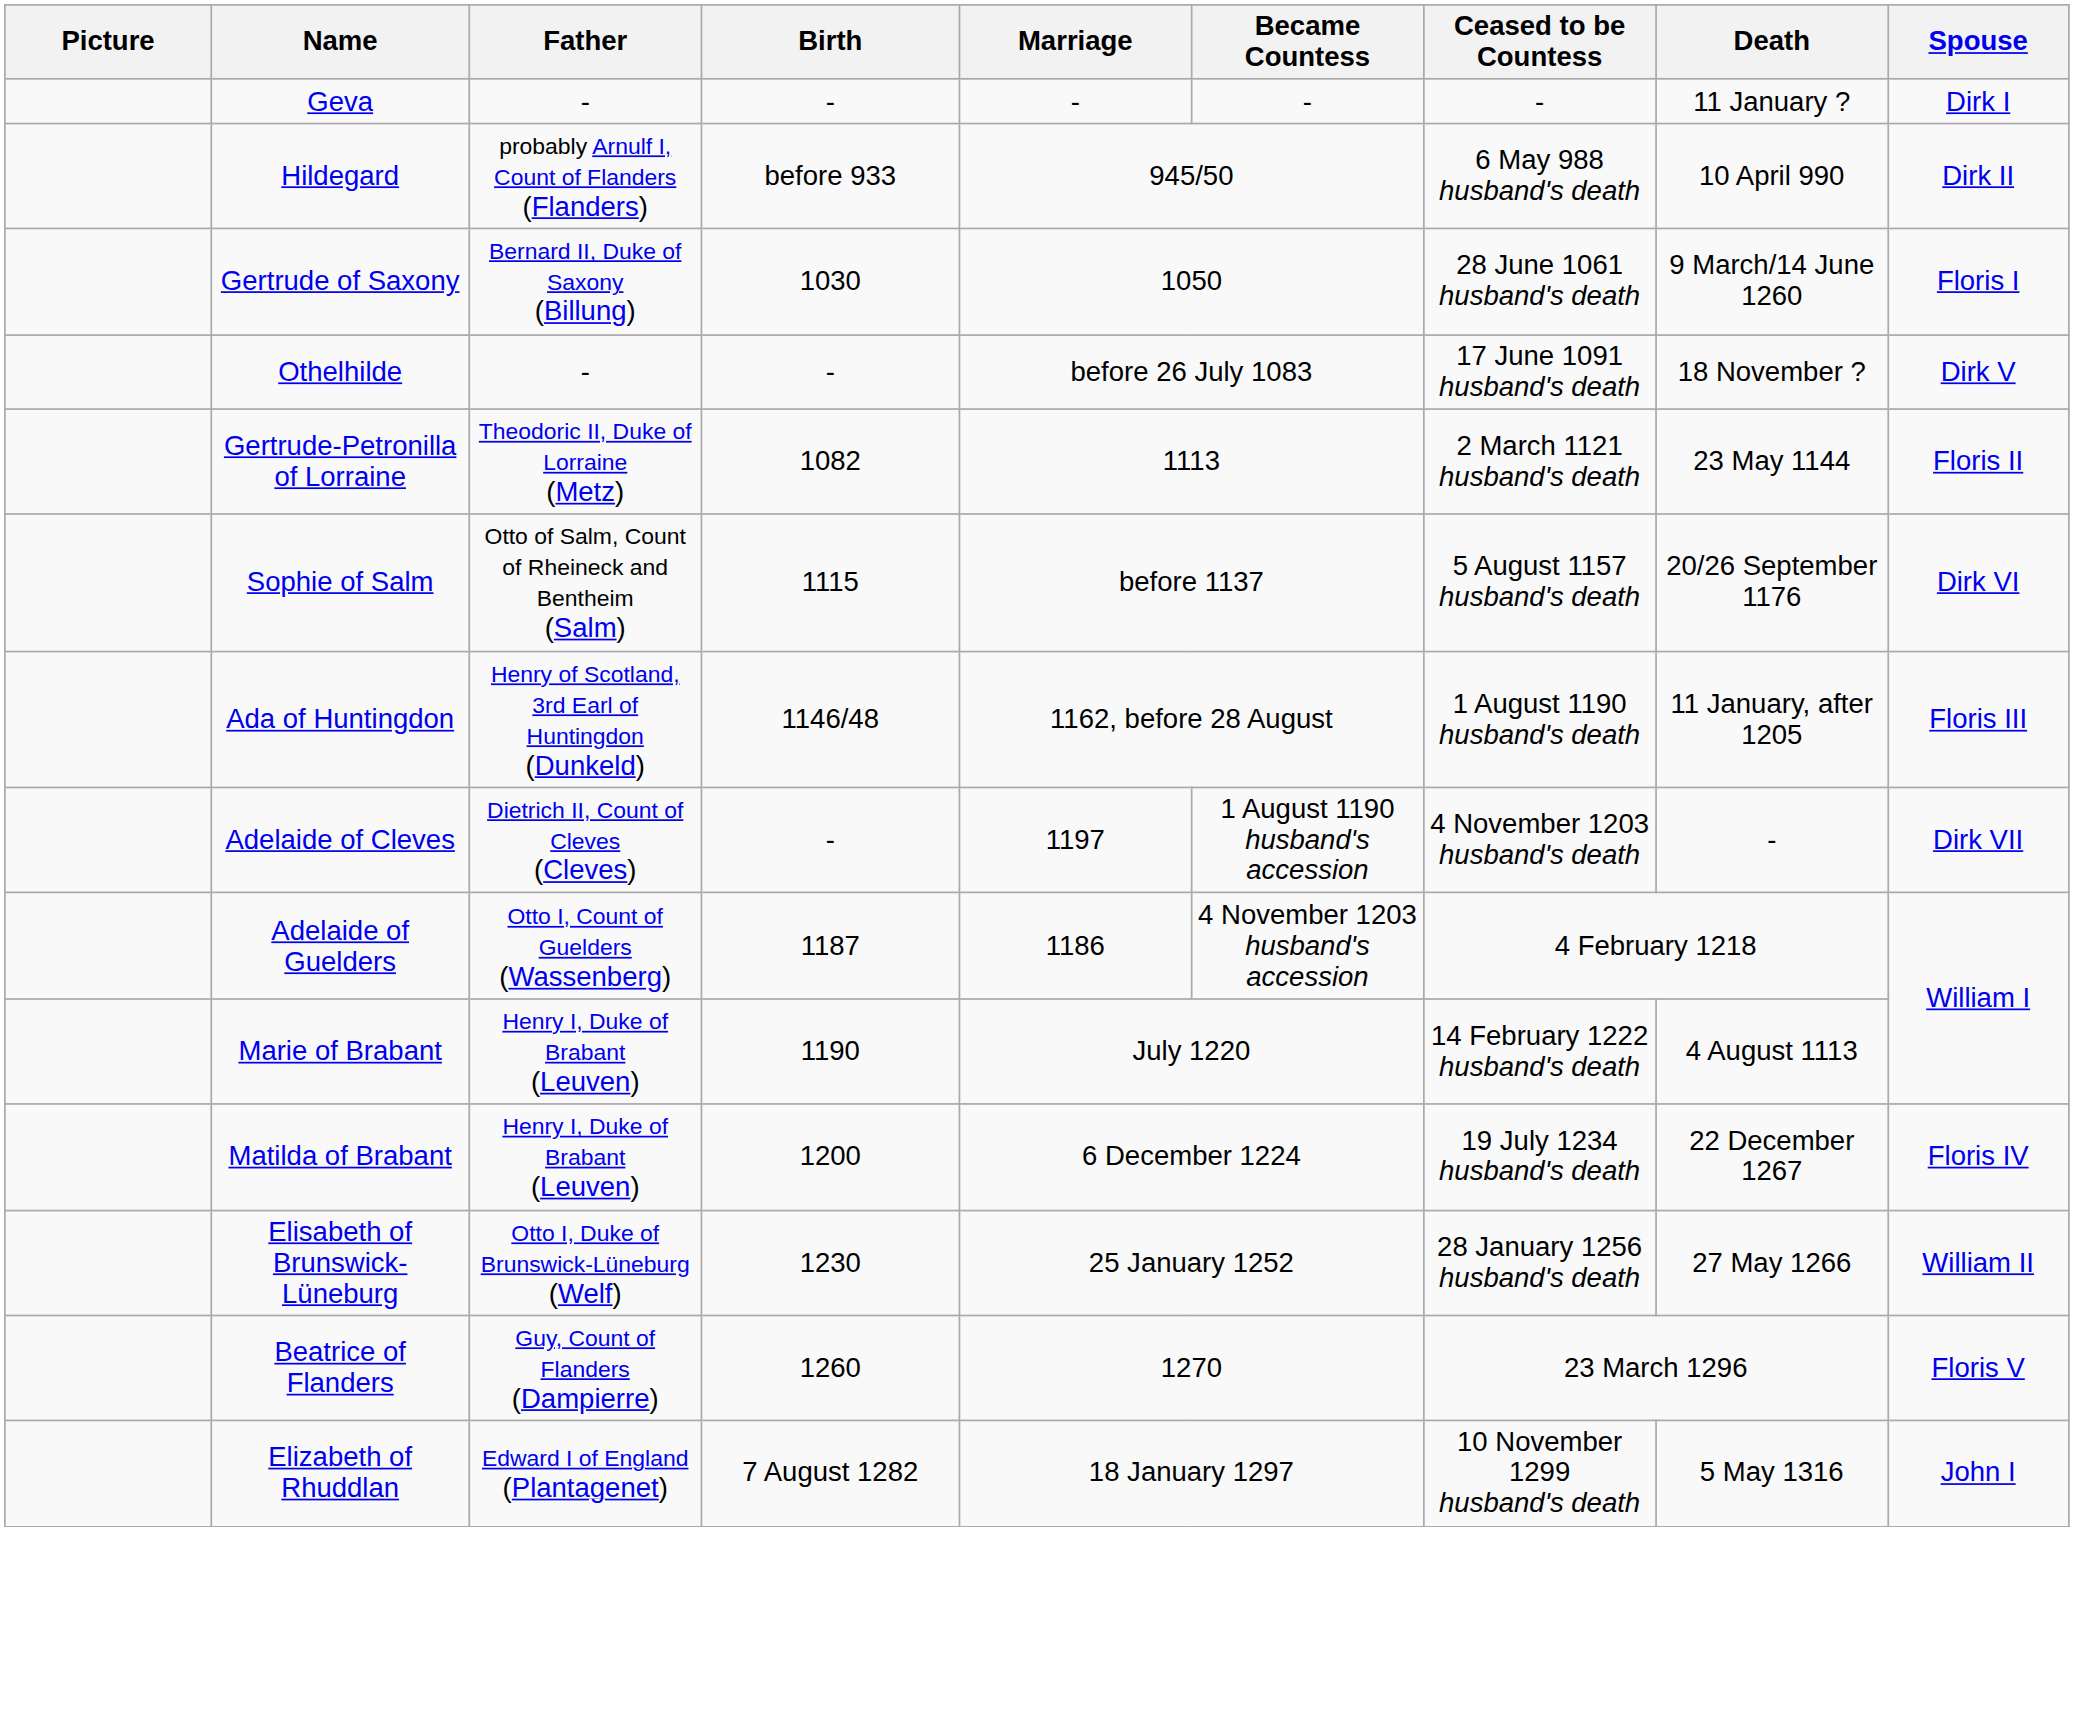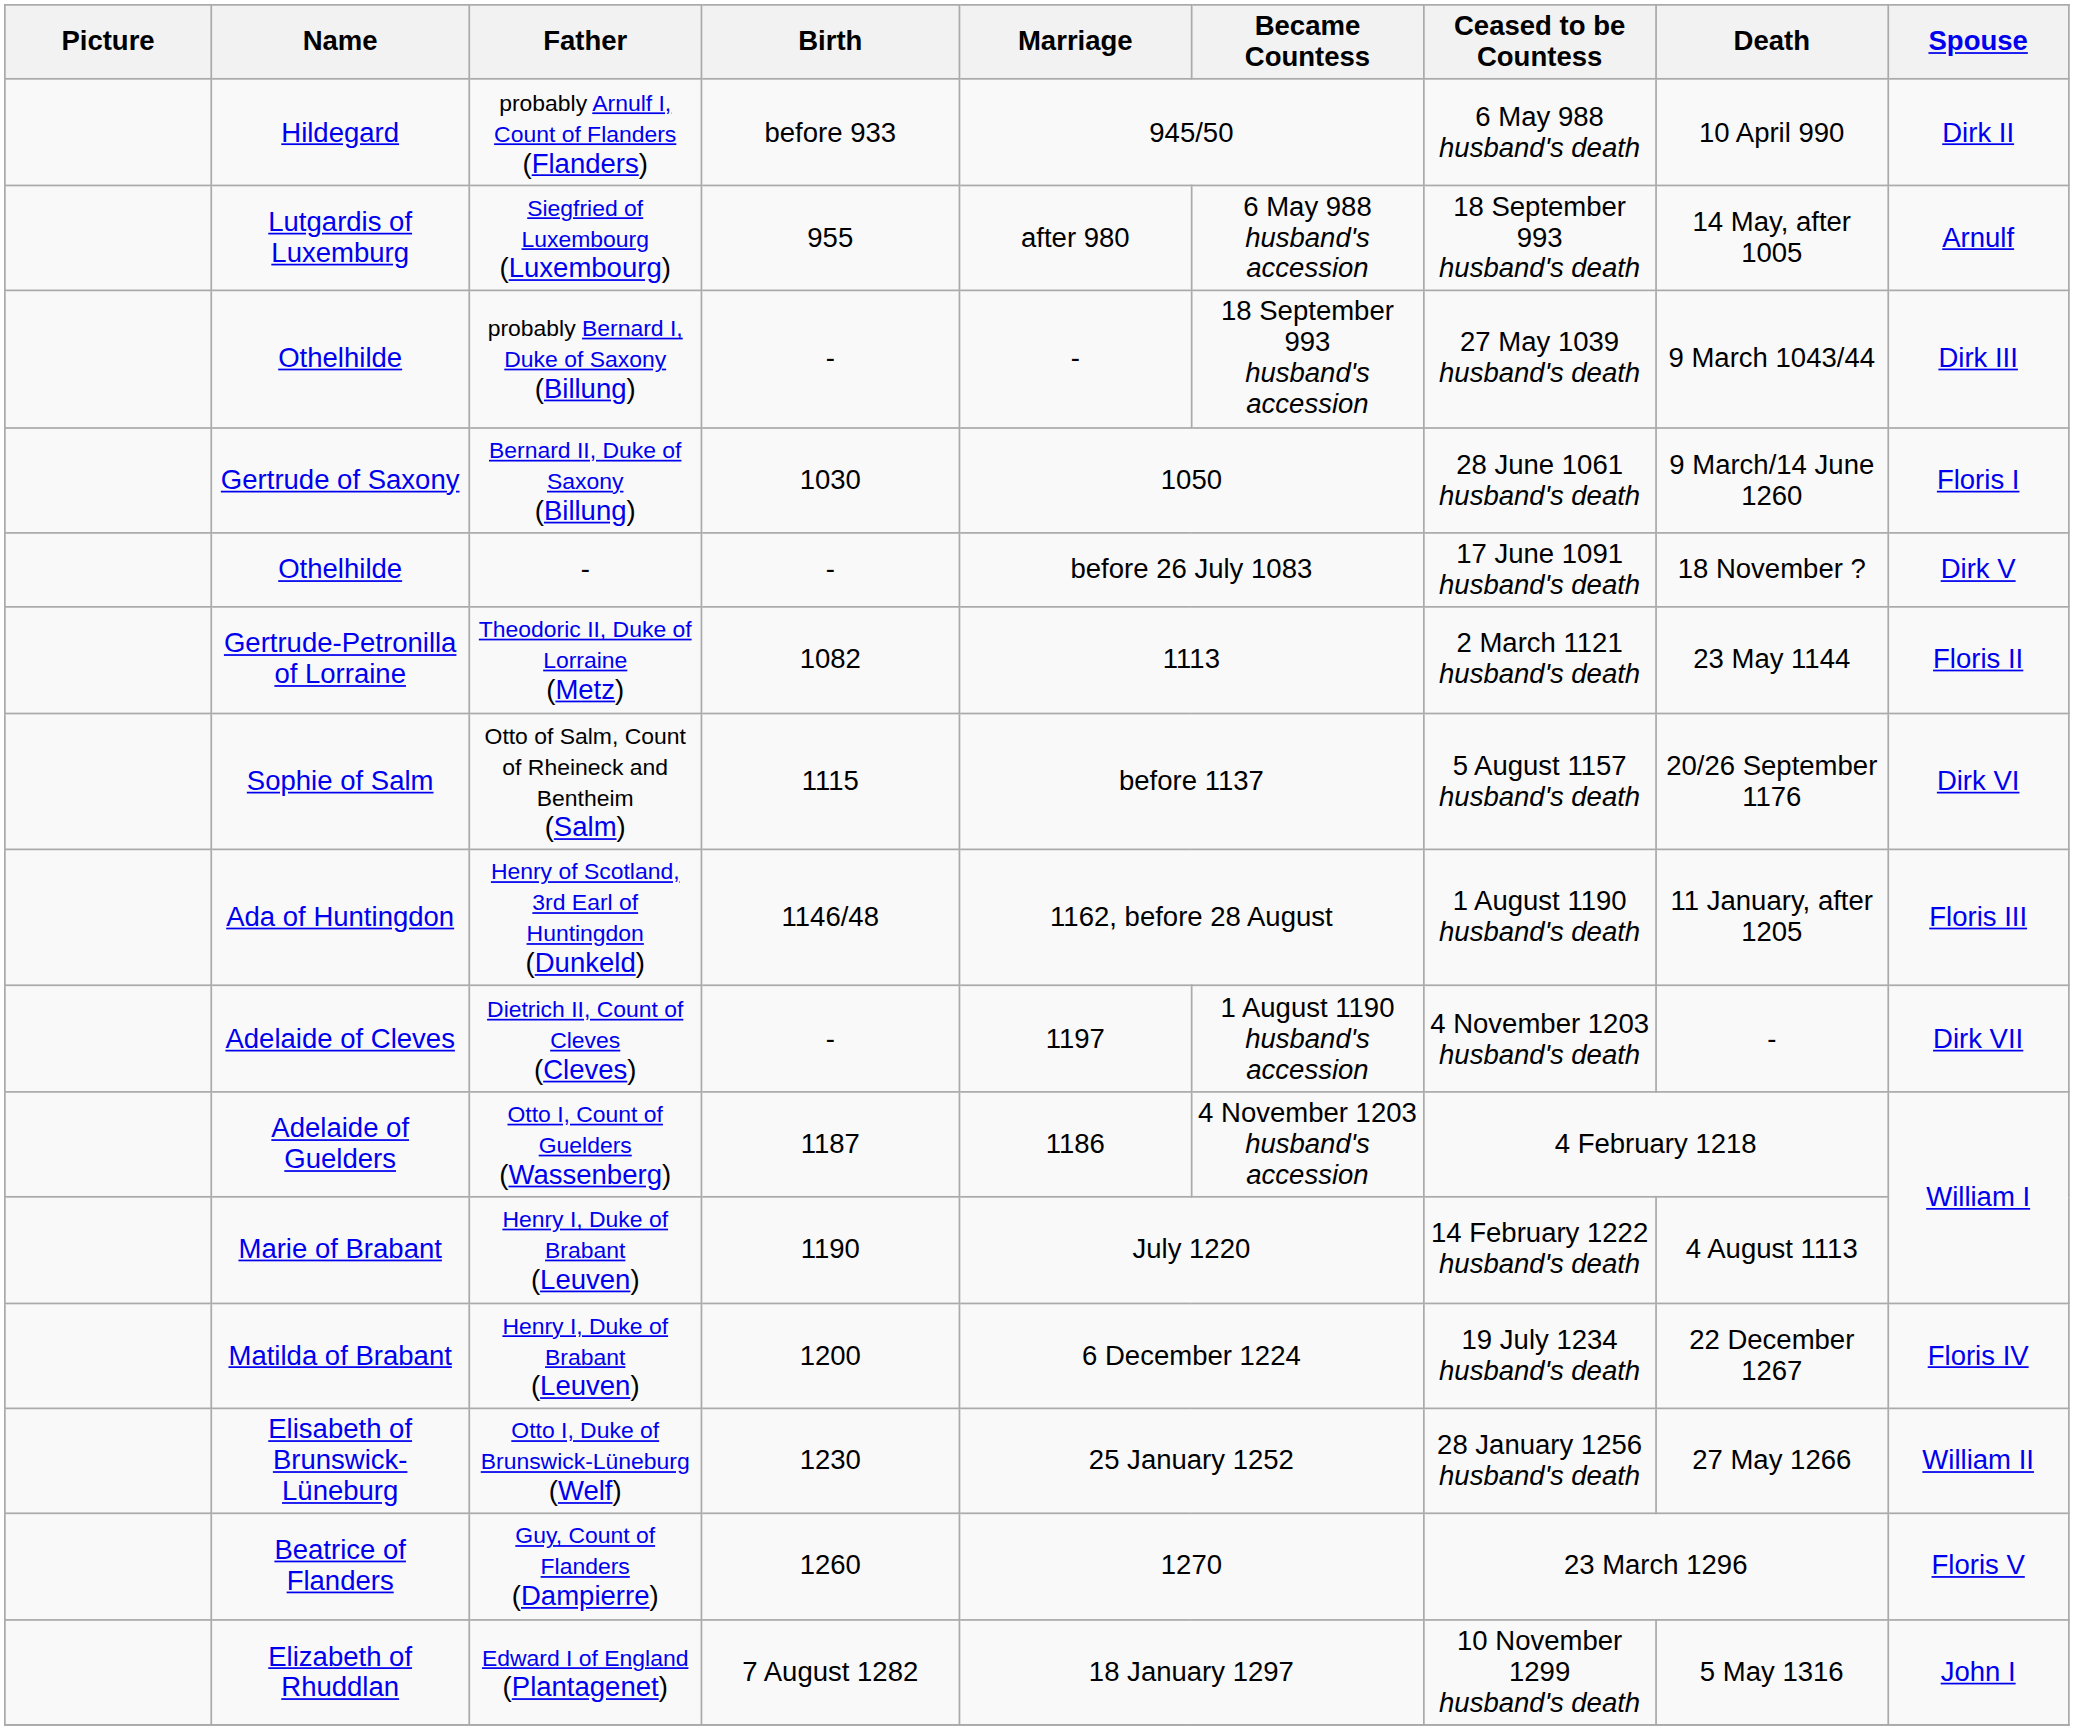- row: (340, 100)
+ row: (340, 237)
+ row: (340, 358)
